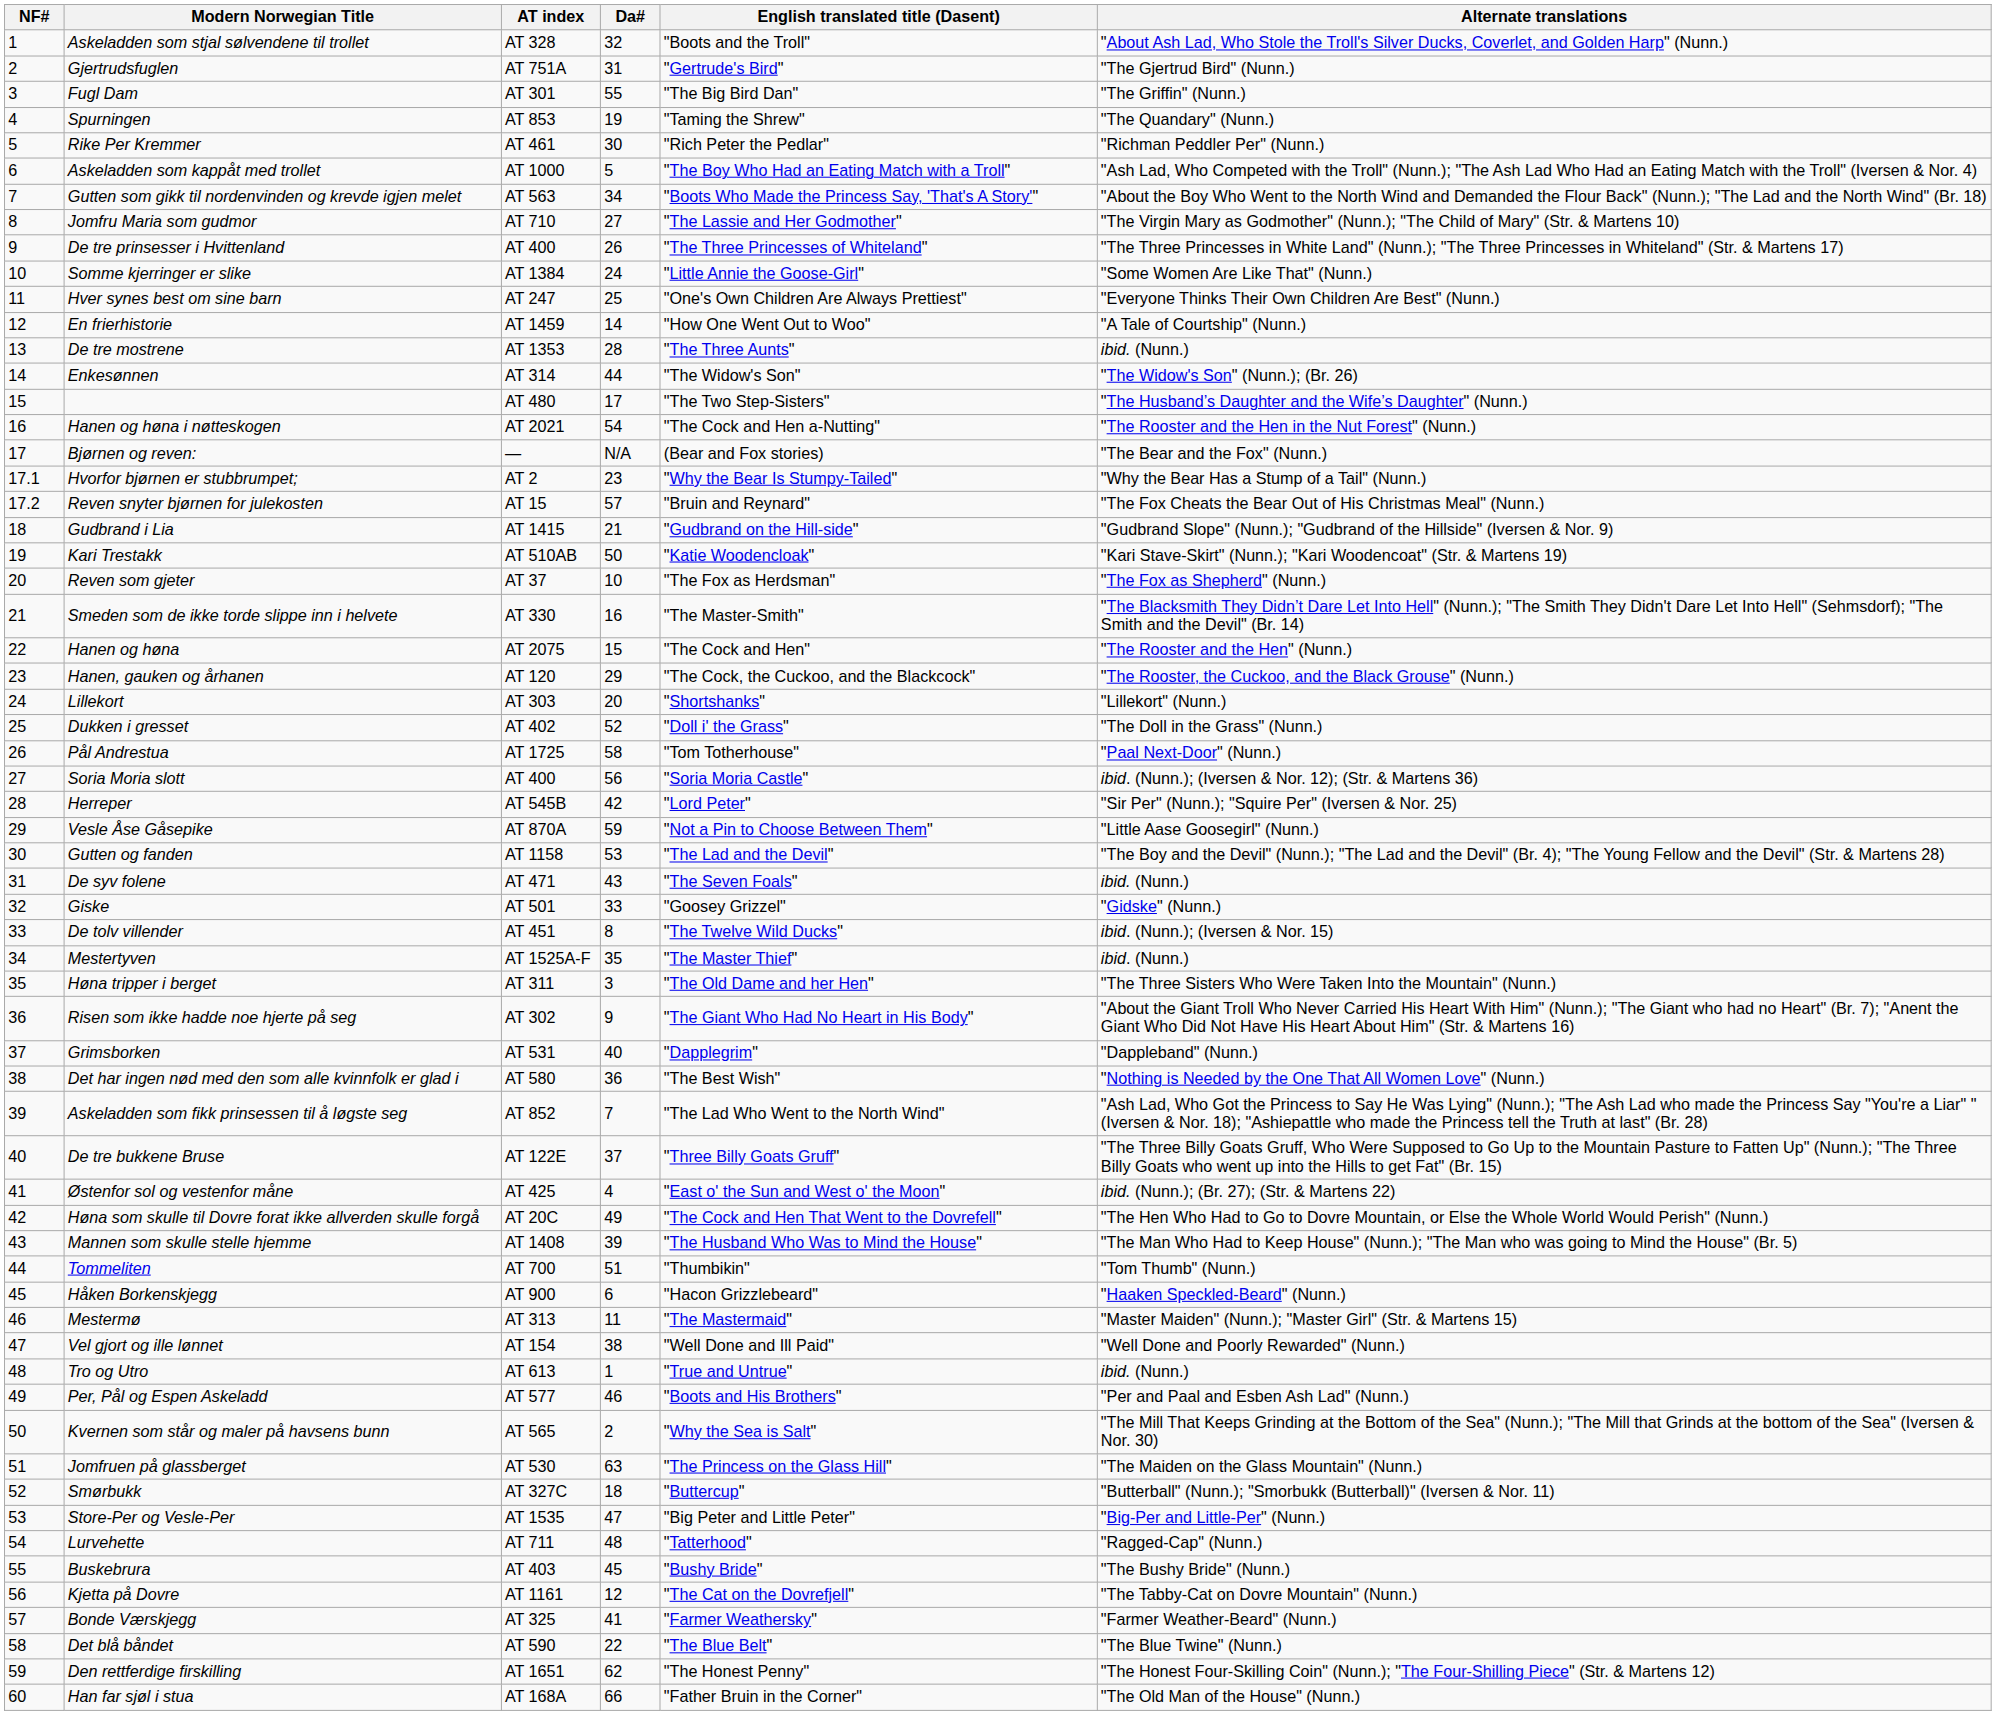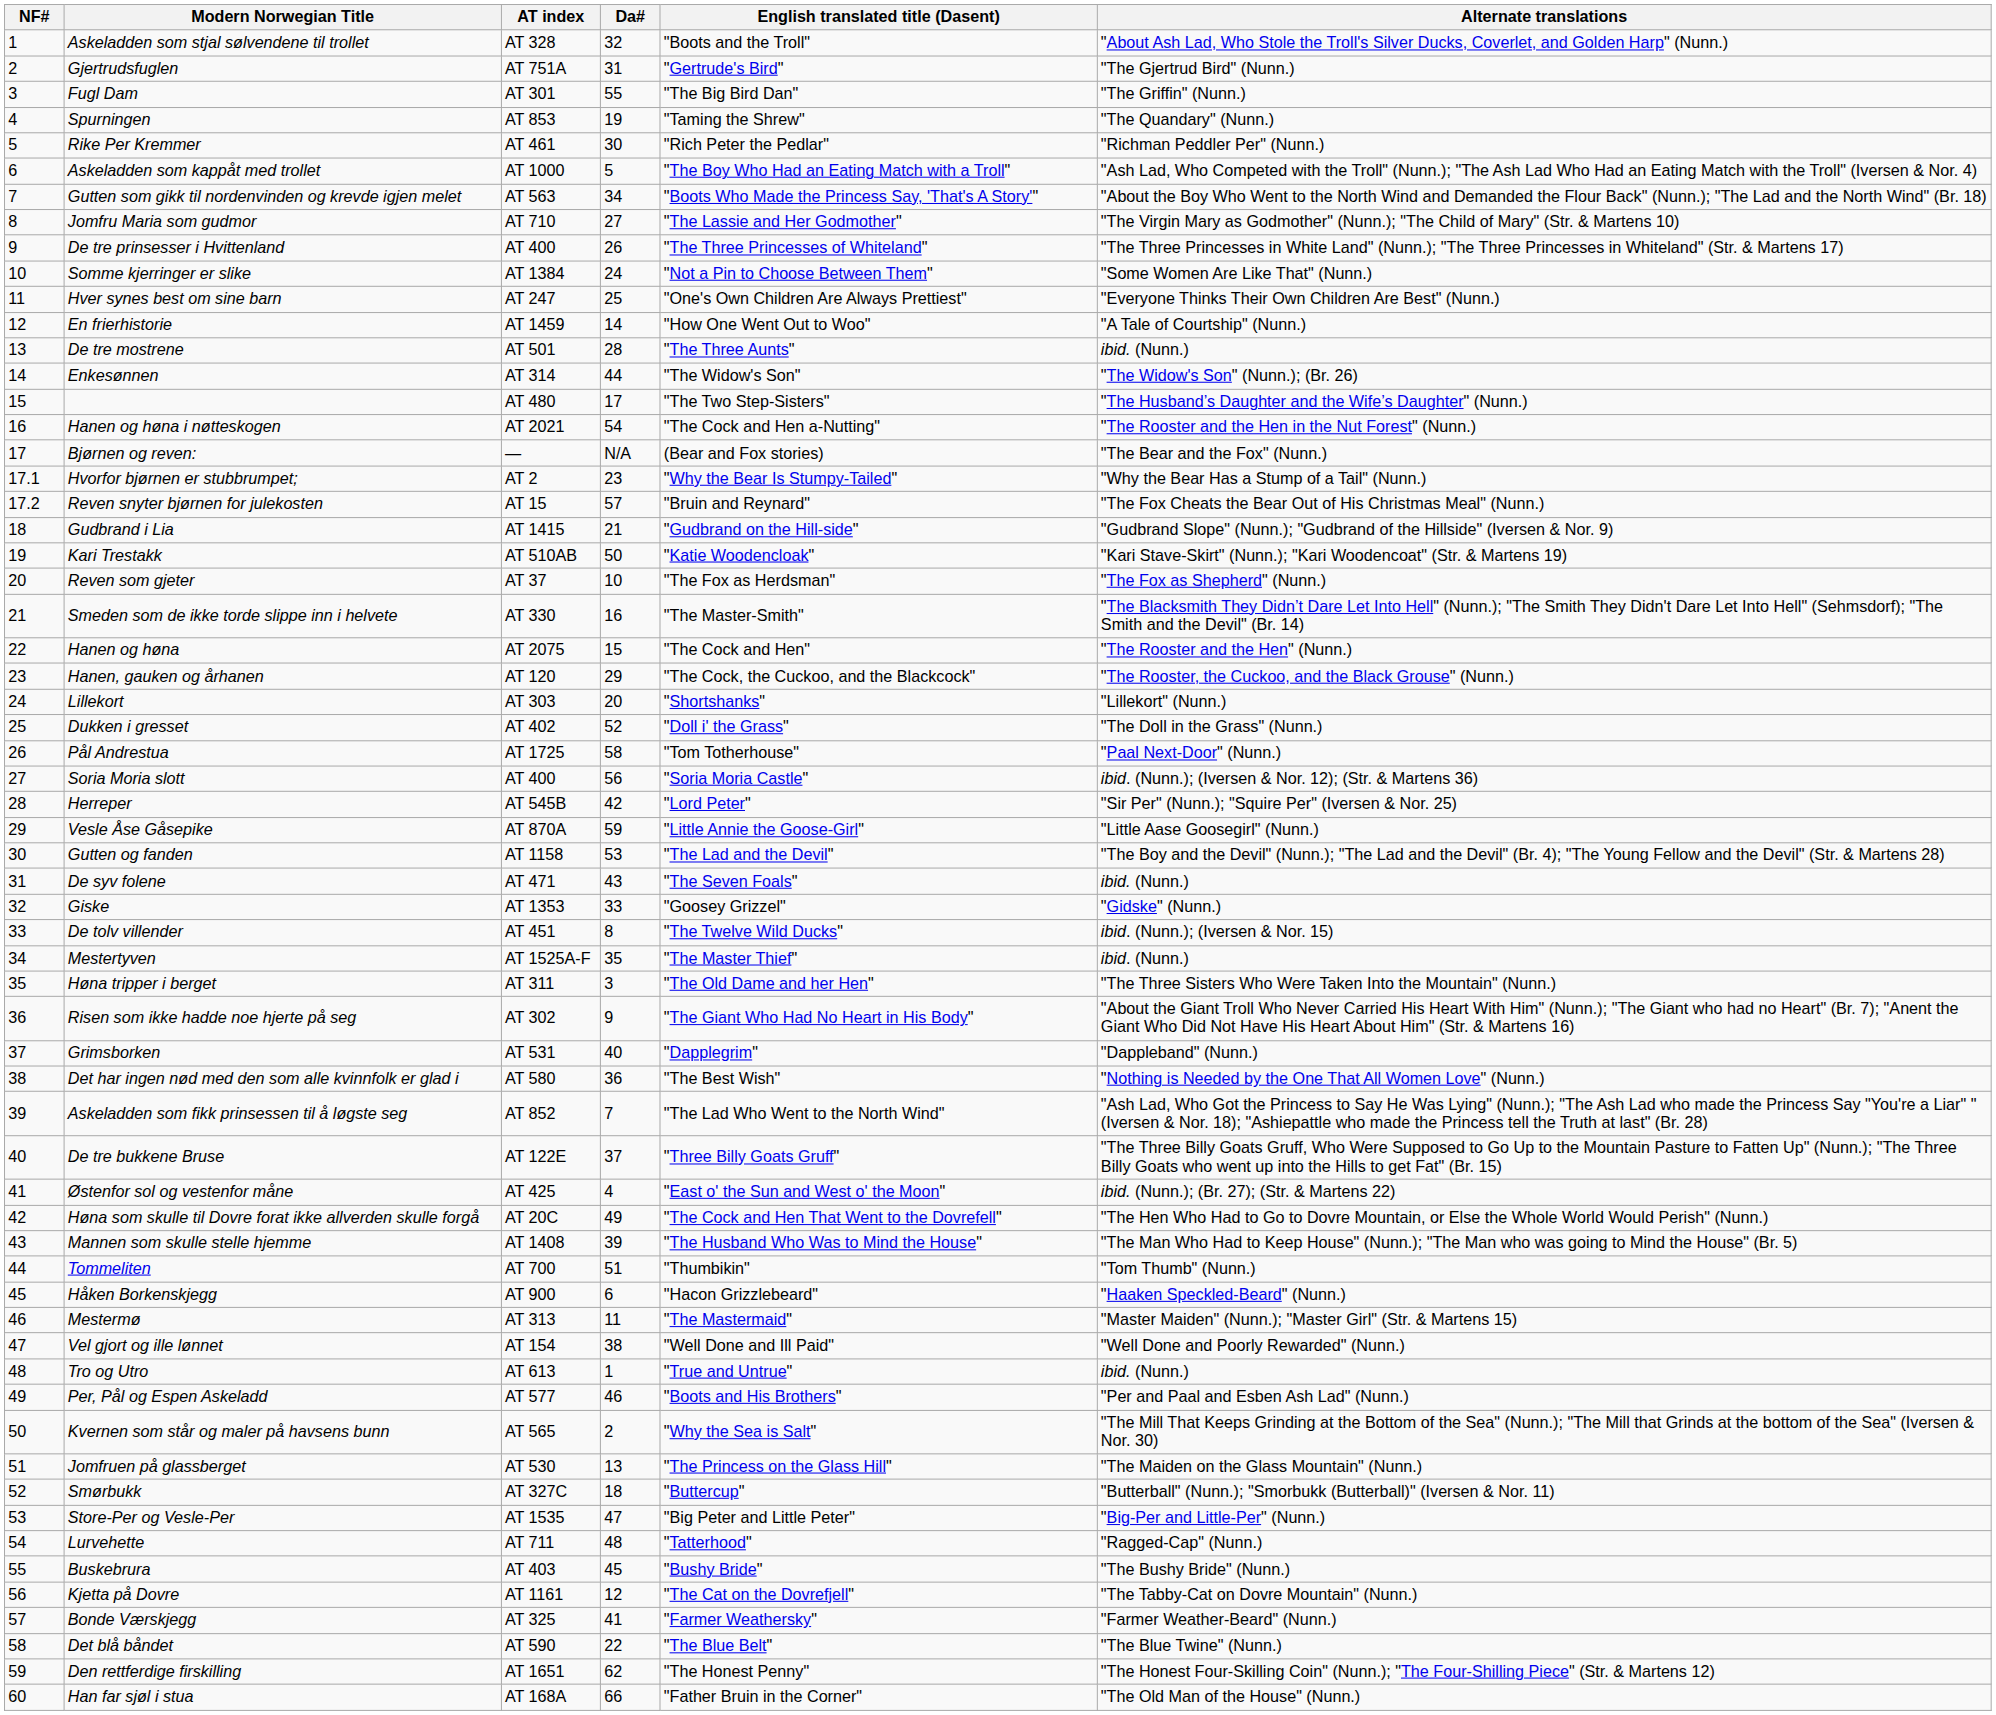(764, 273) "Little Annie the Goose-Girl" -> (798, 273) "Not a Pin to Choose Between Them"
(535, 350) AT 1353 -> (530, 350) AT 501
(798, 829) "Not a Pin to Choose Between Them" -> (764, 829) "Little Annie the Goose-Girl"
(530, 906) AT 501 -> (535, 906) AT 1353
(613, 1466) 63 -> (613, 1466) 13
